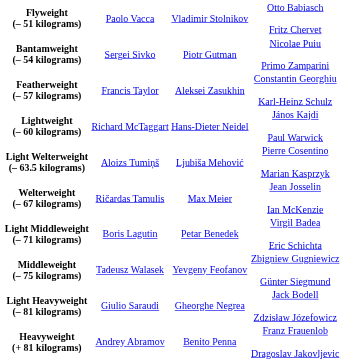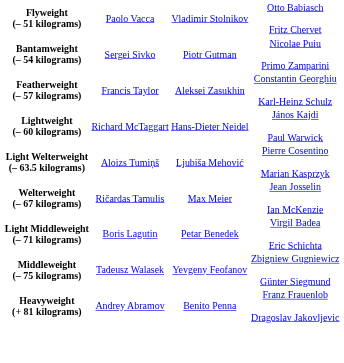- row: (47, 306)
